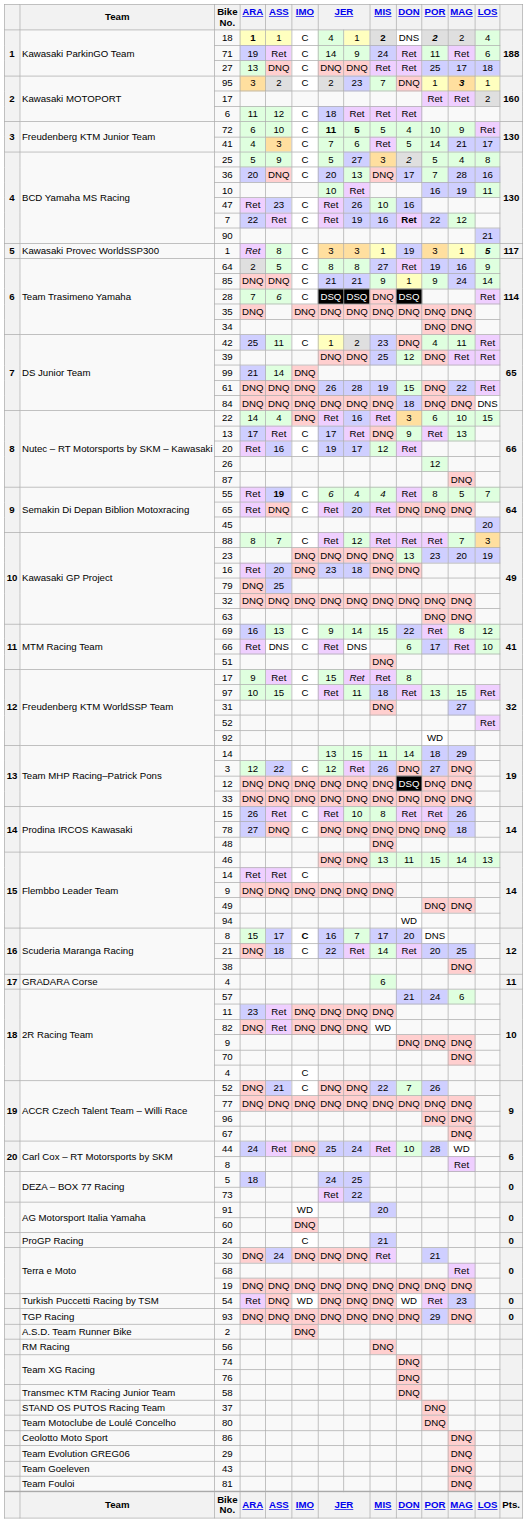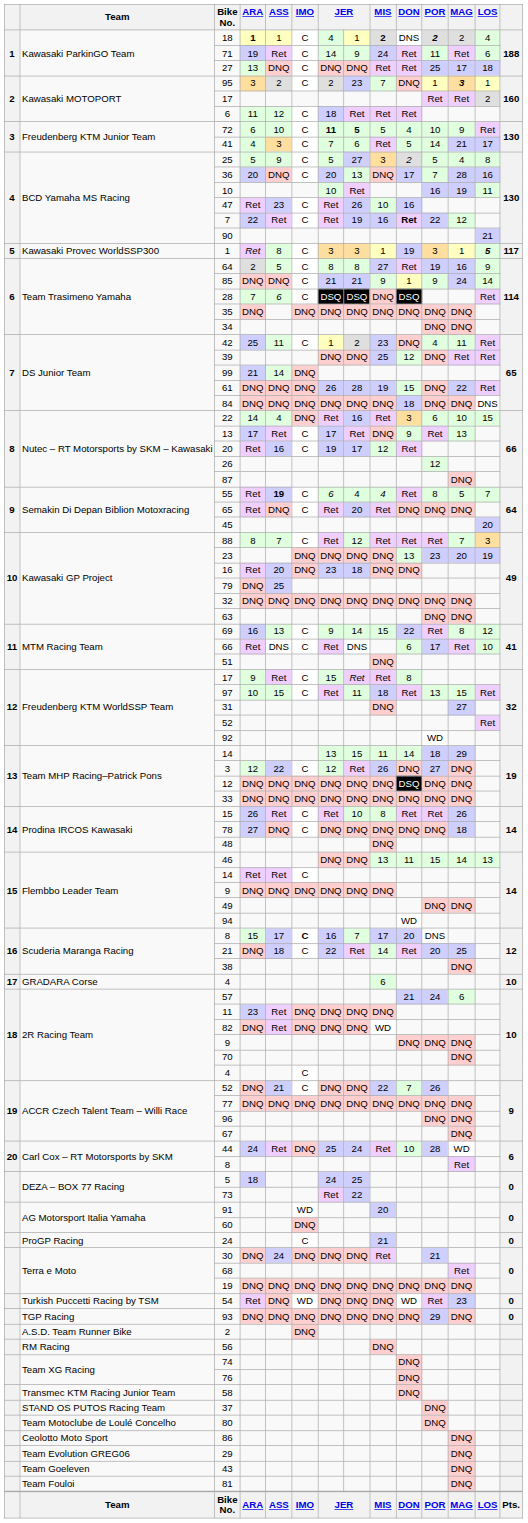(511, 981) 11 -> (511, 981) 10
